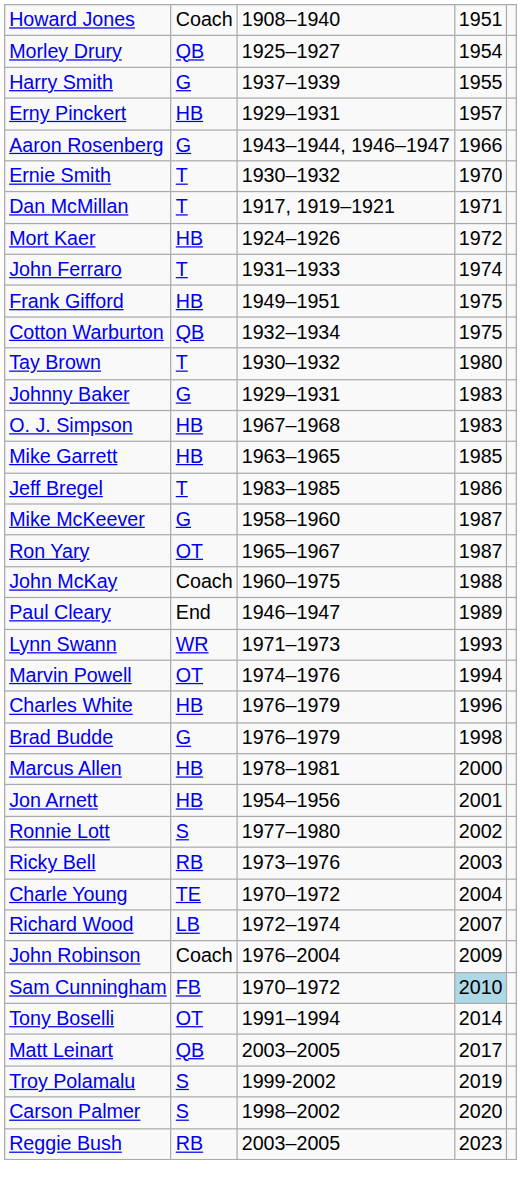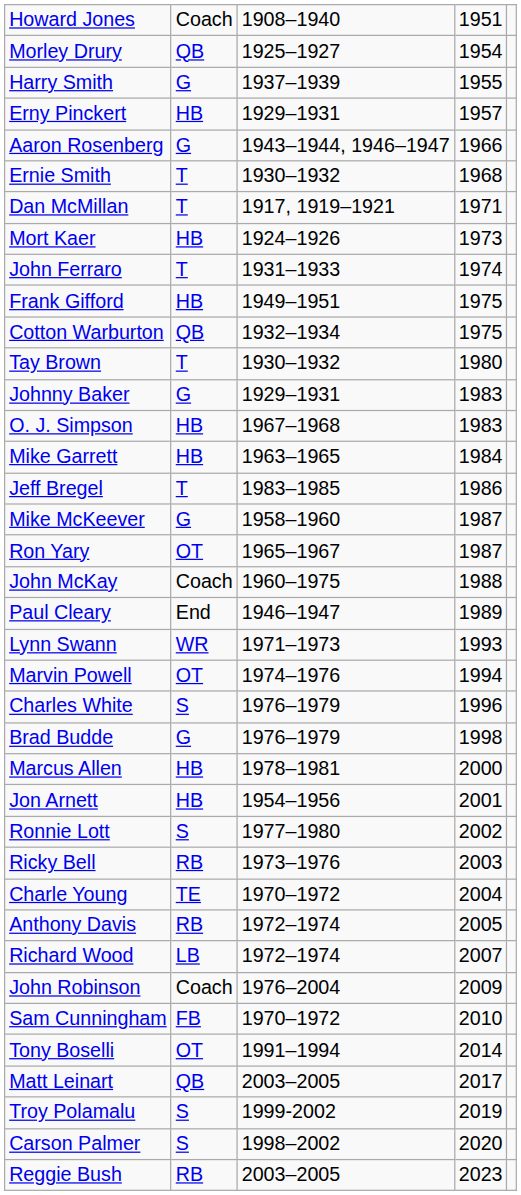(481, 176) 1970 -> (481, 176) 1968
(481, 238) 1972 -> (481, 238) 1973
(481, 457) 1985 -> (481, 457) 1984
(189, 706) HB -> (182, 706) S
+ row: (73, 925)
(481, 987) lightblue background -> (481, 1018) no background
